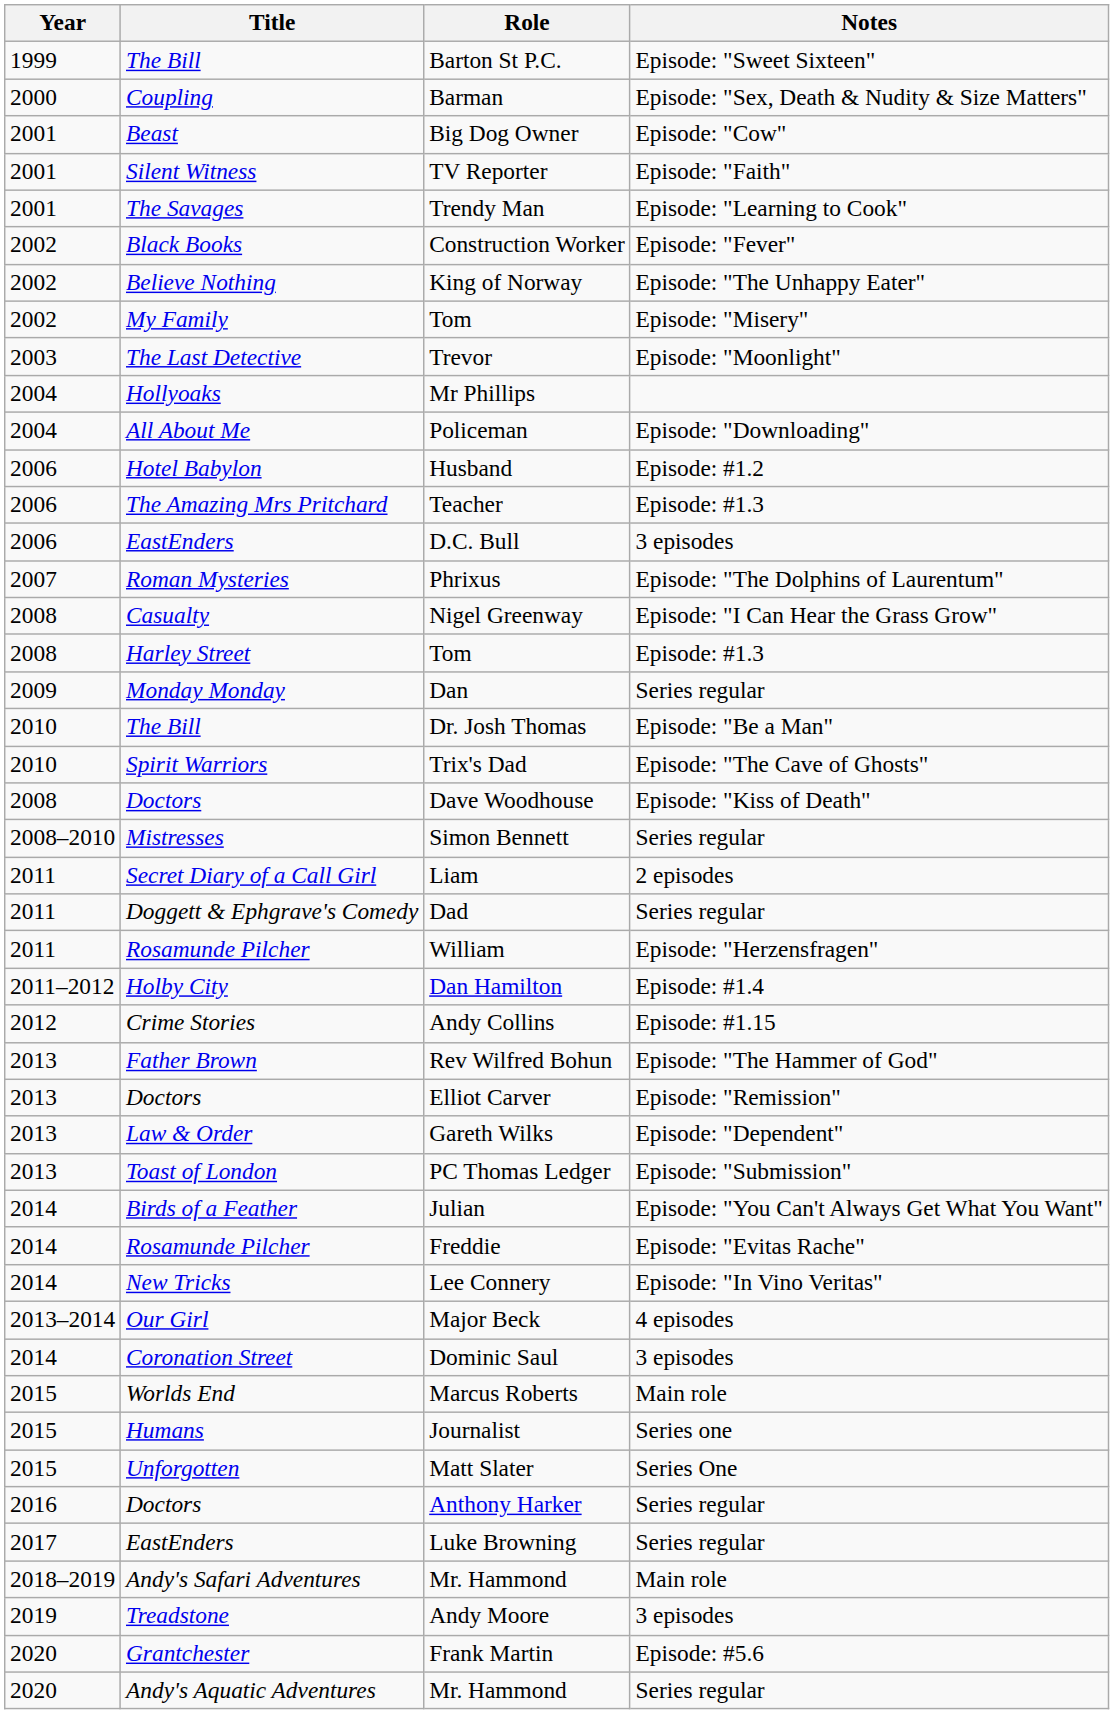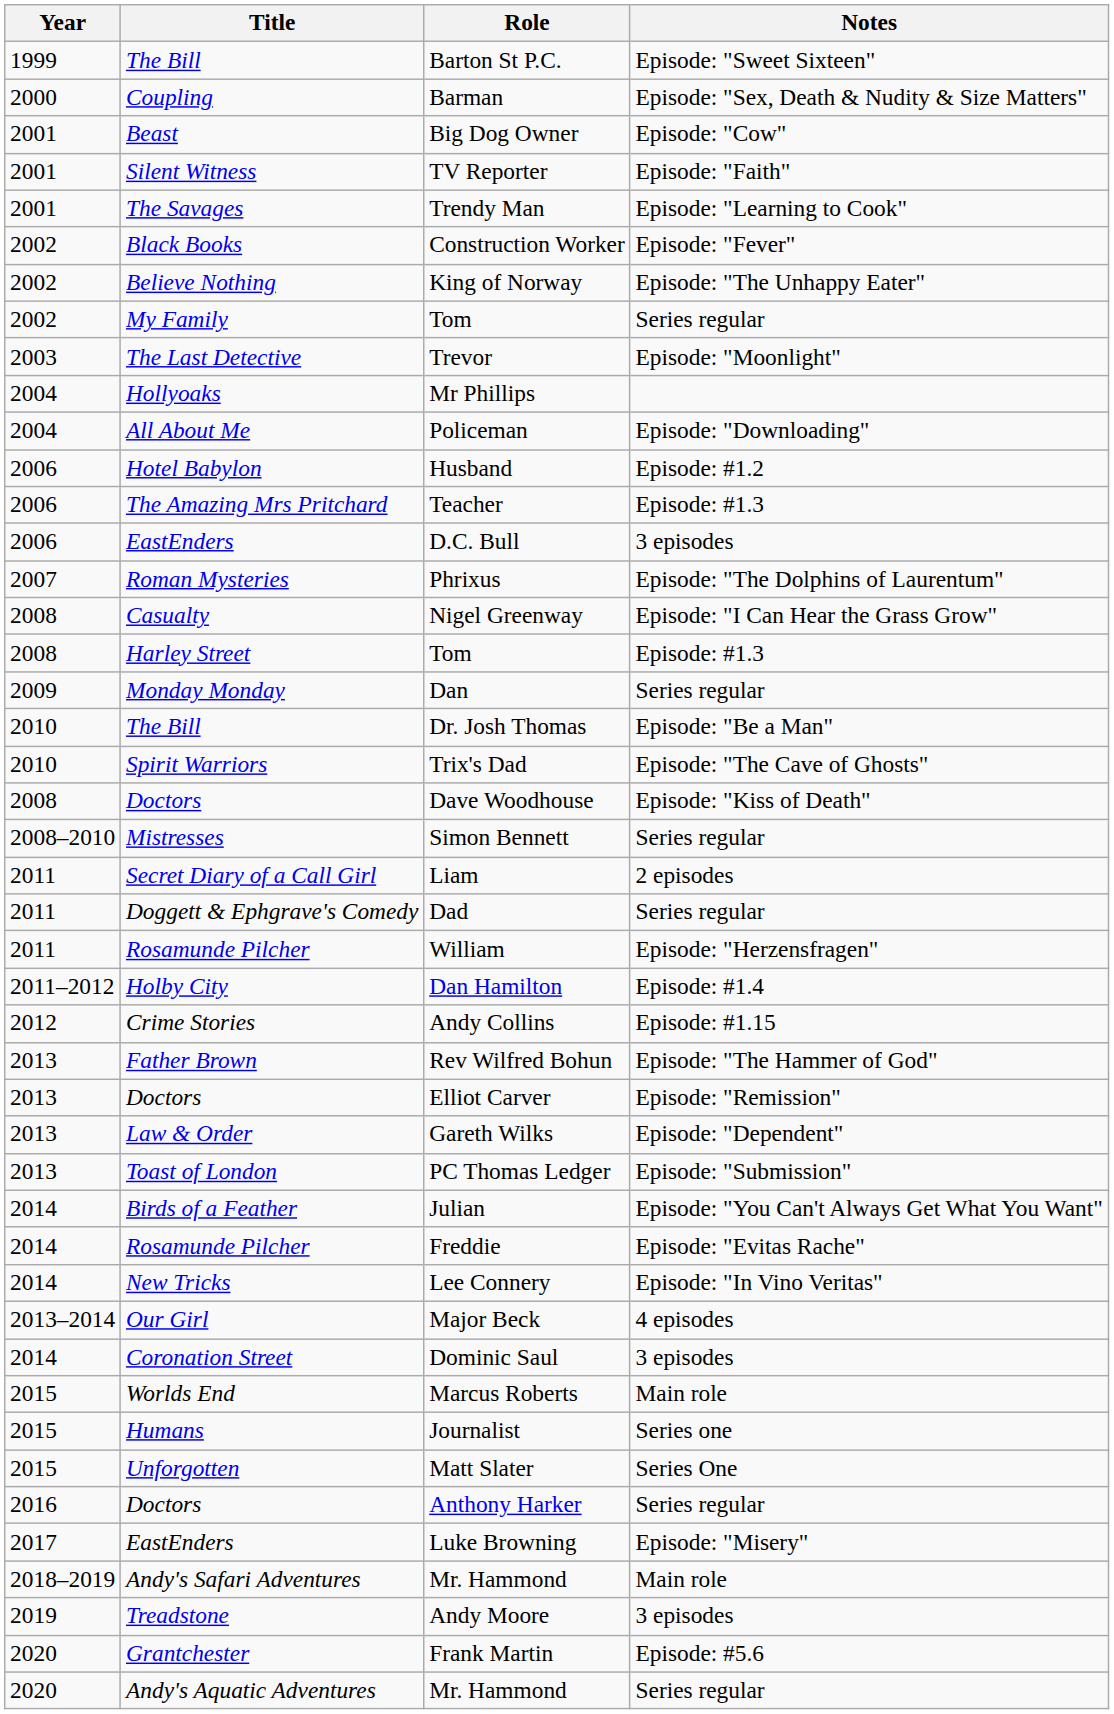(722, 319) Episode: "Misery" -> (700, 319) Series regular
(700, 1541) Series regular -> (722, 1541) Episode: "Misery"
